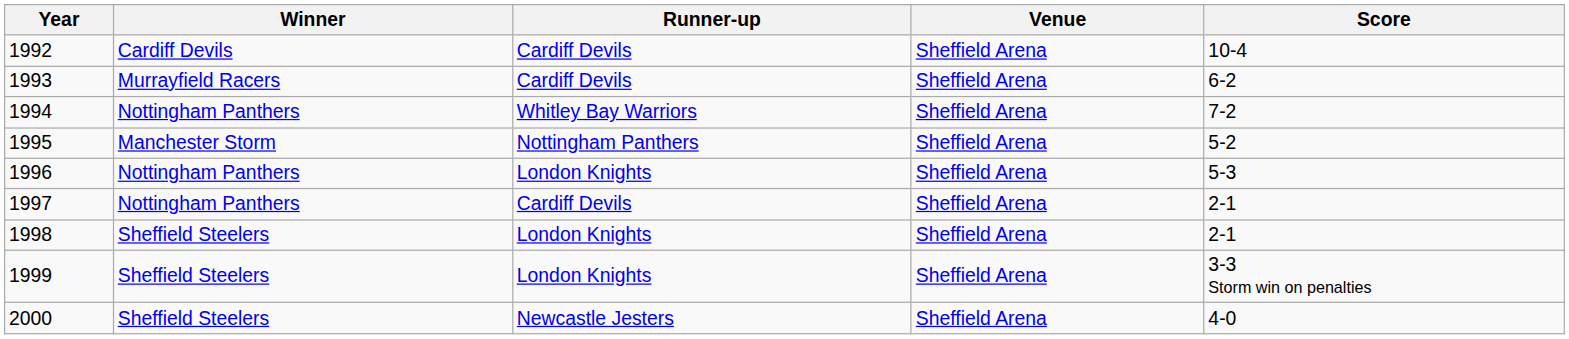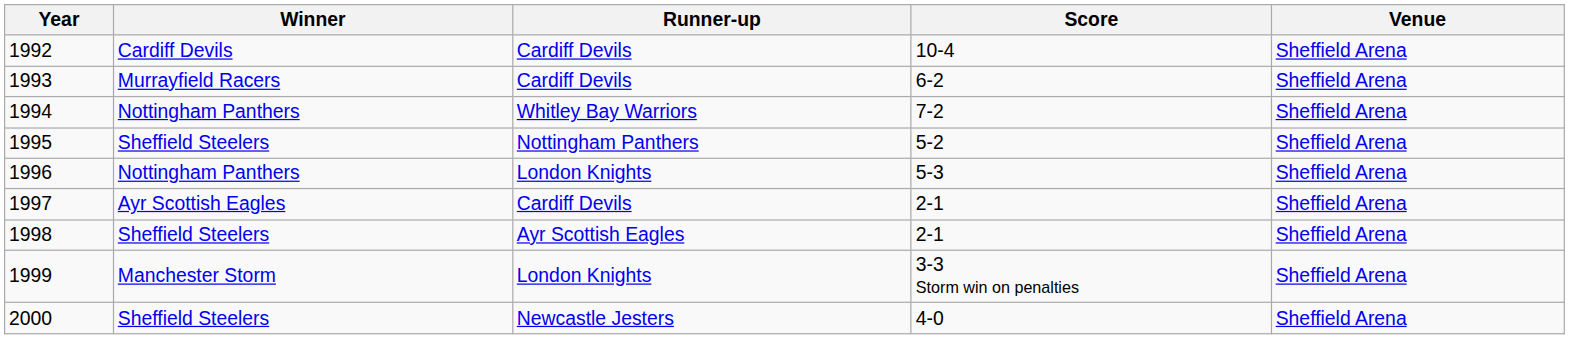columns swapped: (1384, 19) <-> (1058, 19)
(197, 142) Manchester Storm -> (193, 142) Sheffield Steelers
(209, 204) Nottingham Panthers -> (202, 204) Ayr Scottish Eagles
(584, 234) London Knights -> (601, 234) Ayr Scottish Eagles
(193, 276) Sheffield Steelers -> (197, 276) Manchester Storm
